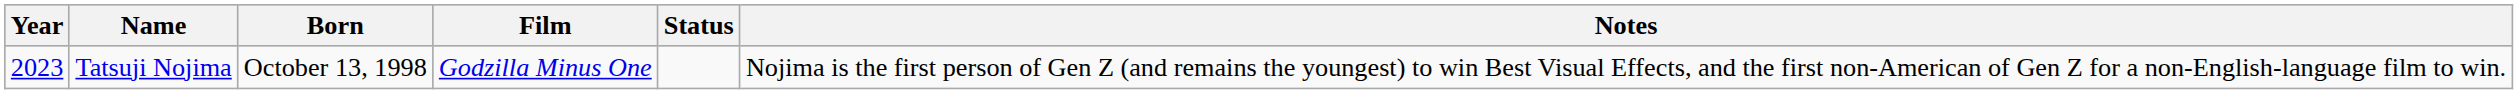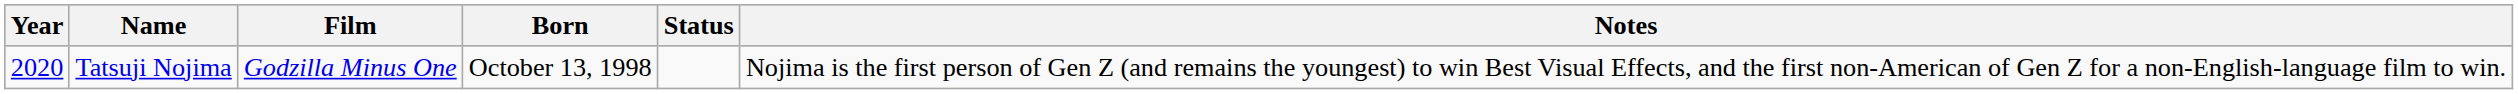columns swapped: (335, 25) <-> (545, 25)
(37, 66) 2023 -> (37, 66) 2020
